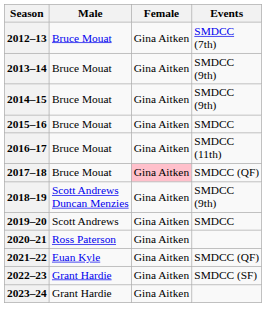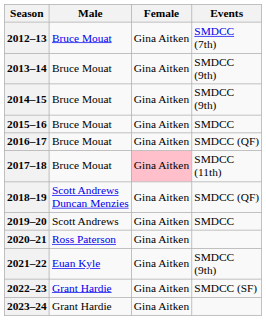(214, 148) SMDCC (11th) -> (227, 141) SMDCC (QF)
(227, 172) SMDCC (QF) -> (214, 166) SMDCC (11th)
(214, 197) SMDCC (9th) -> (227, 197) SMDCC (QF)
(227, 257) SMDCC (QF) -> (214, 263) SMDCC (9th)
